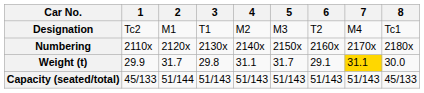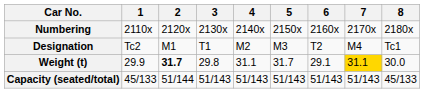rows swapped: (63, 29) <-> (63, 46)
(172, 63) normal -> (172, 63) bold
